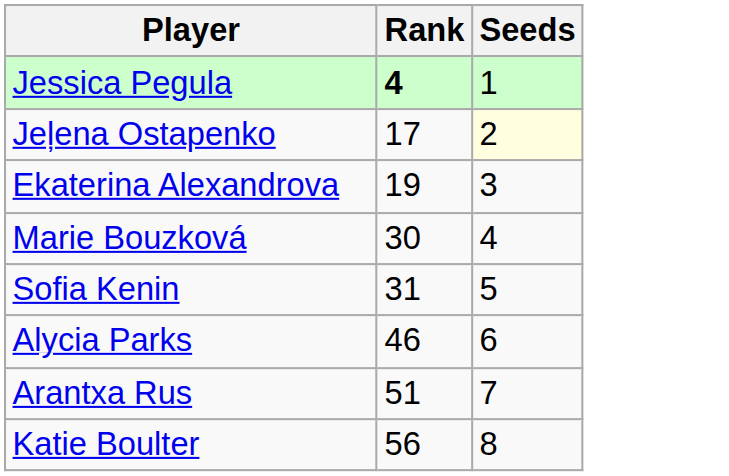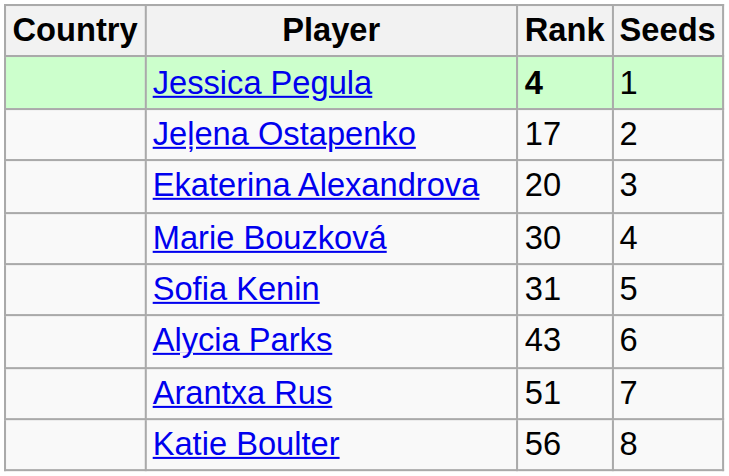+ column: (75, 30)
(489, 133) lightyellow background -> (629, 133) no background
(403, 185) 19 -> (543, 185) 20
(403, 340) 46 -> (543, 340) 43
